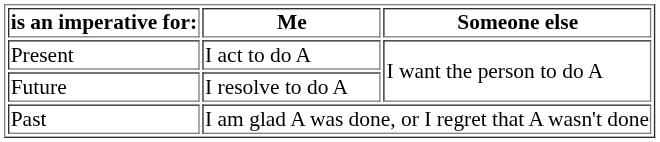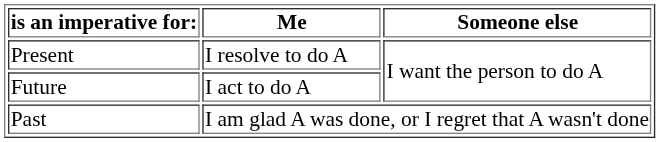(258, 54) I act to do A -> (277, 54) I resolve to do A
(277, 86) I resolve to do A -> (258, 86) I act to do A
